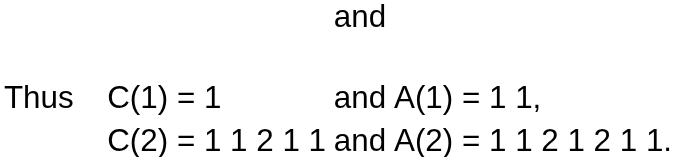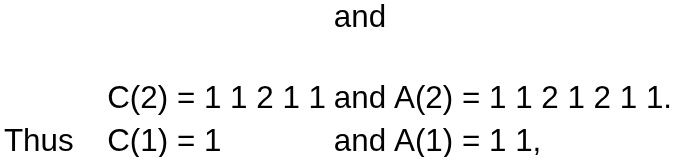rows swapped: (164, 97) <-> (217, 140)
